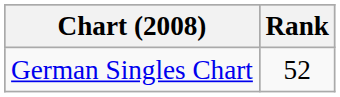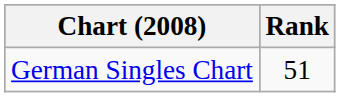(297, 69) 52 -> (297, 69) 51
